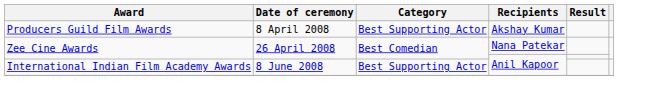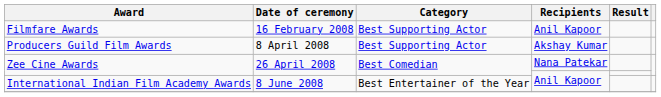+ row: (53, 29)
(422, 67) Best Supporting Actor -> (444, 84) Best Entertainer of the Year
